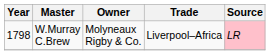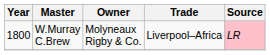(19, 35) 1798 -> (19, 35) 1800
